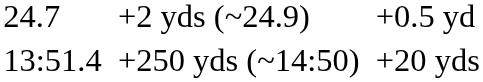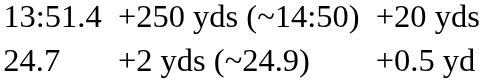rows swapped: (32, 15) <-> (53, 60)
